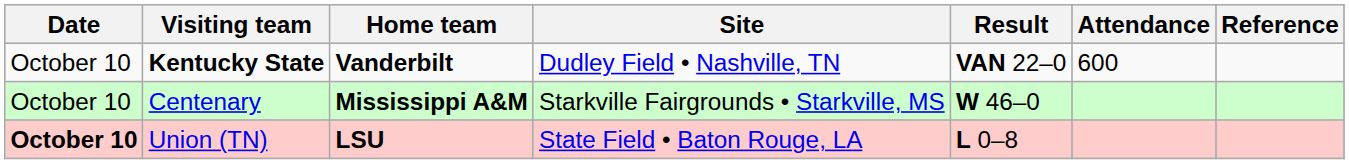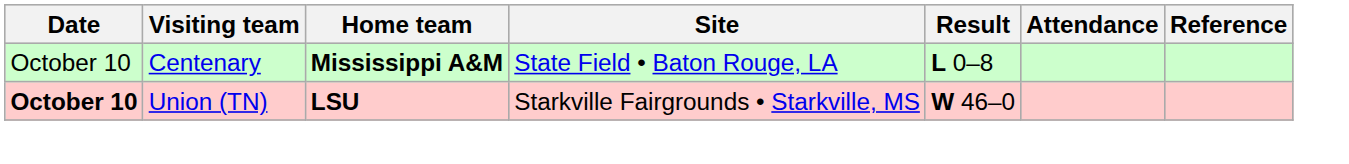- row: (236, 63)
(742, 101) Starkville Fairgrounds • Starkville, MS -> (676, 63) State Field • Baton Rouge, LA
(998, 101) W 46–0 -> (962, 63) L 0–8
(701, 140) State Field • Baton Rouge, LA -> (717, 101) Starkville Fairgrounds • Starkville, MS
(987, 140) L 0–8 -> (973, 101) W 46–0
